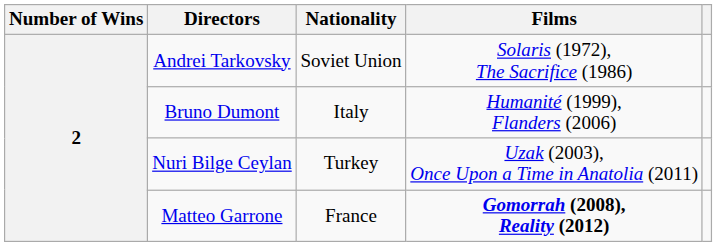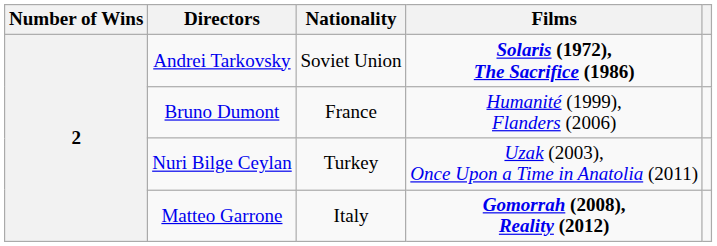(554, 60) normal -> (554, 60) bold
(351, 112) Italy -> (351, 112) France
(351, 215) France -> (351, 215) Italy
